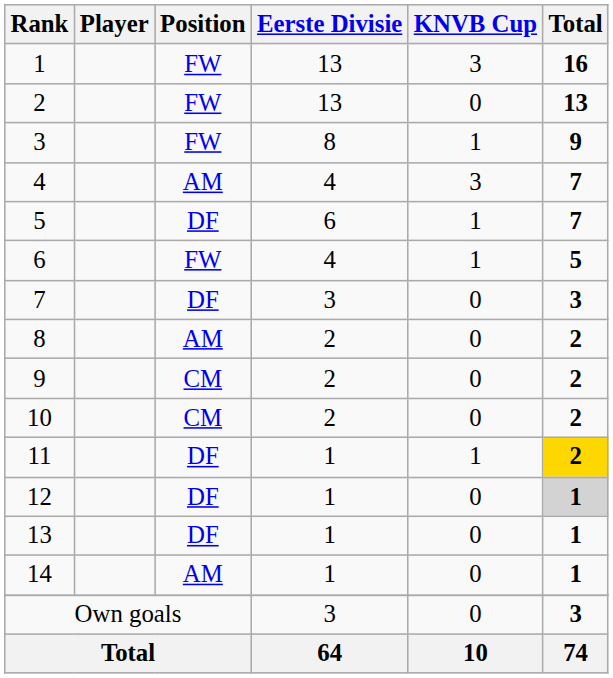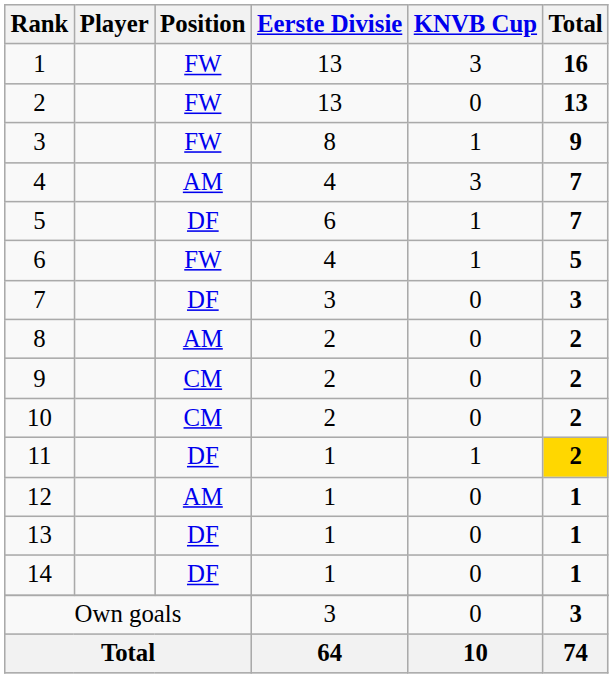(203, 496) DF -> (203, 496) AM
(576, 496) lightgrey background -> (576, 496) no background
(203, 574) AM -> (203, 574) DF
